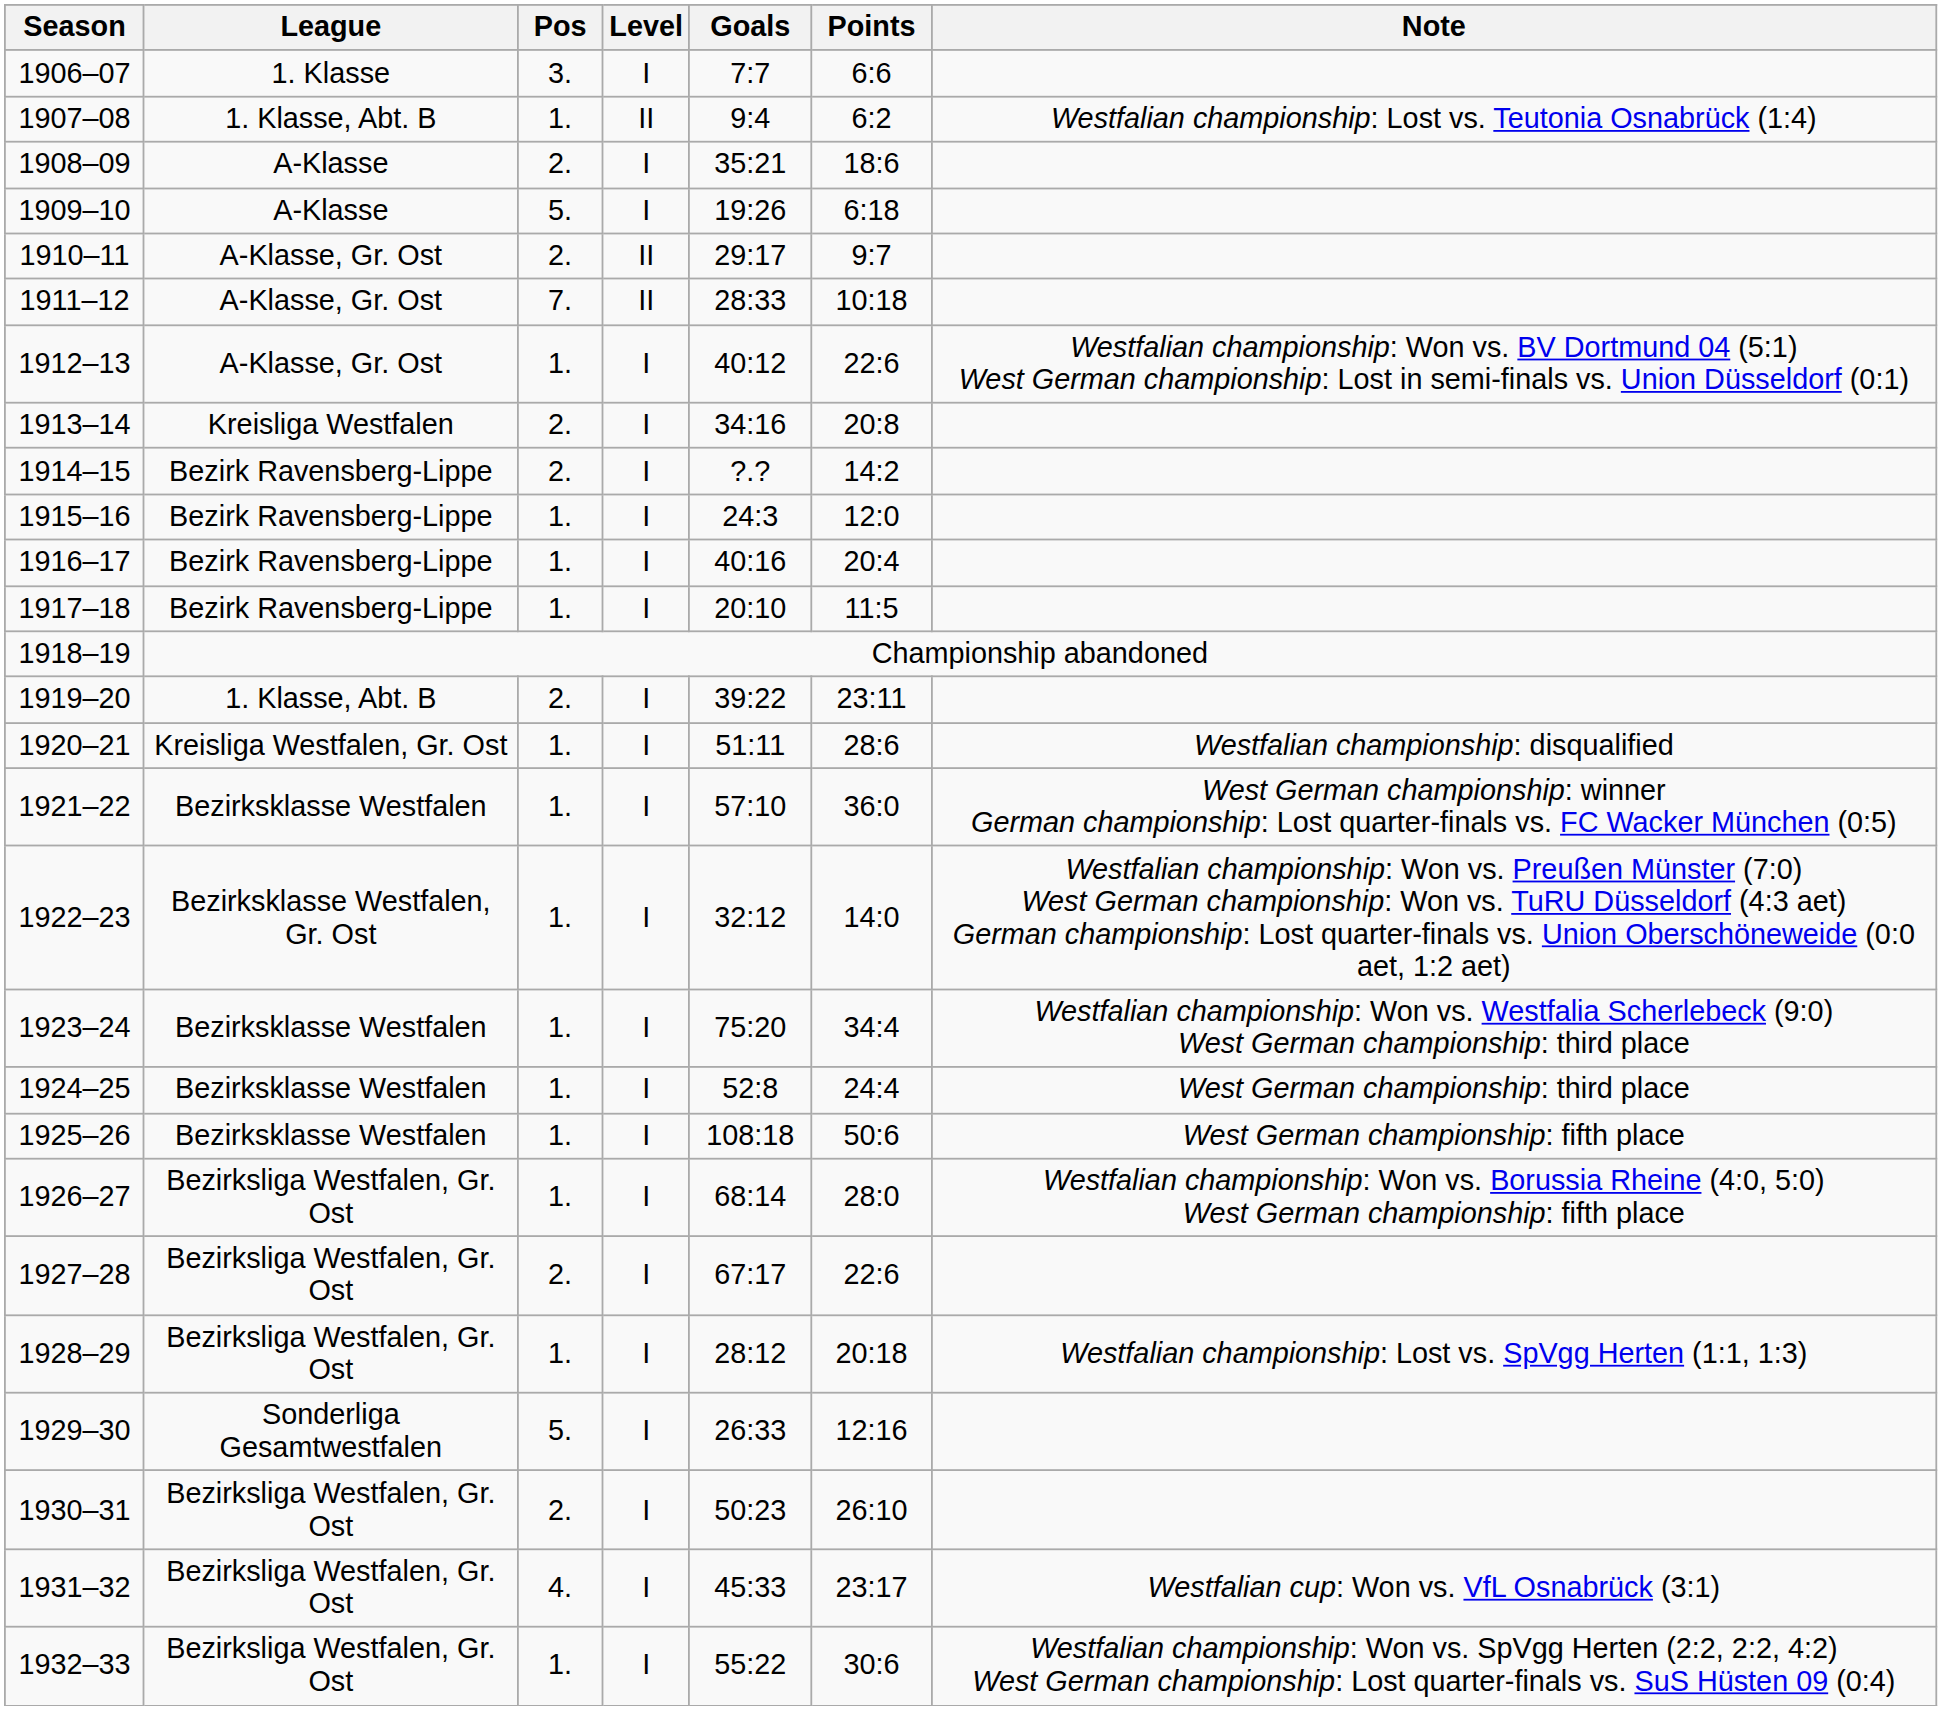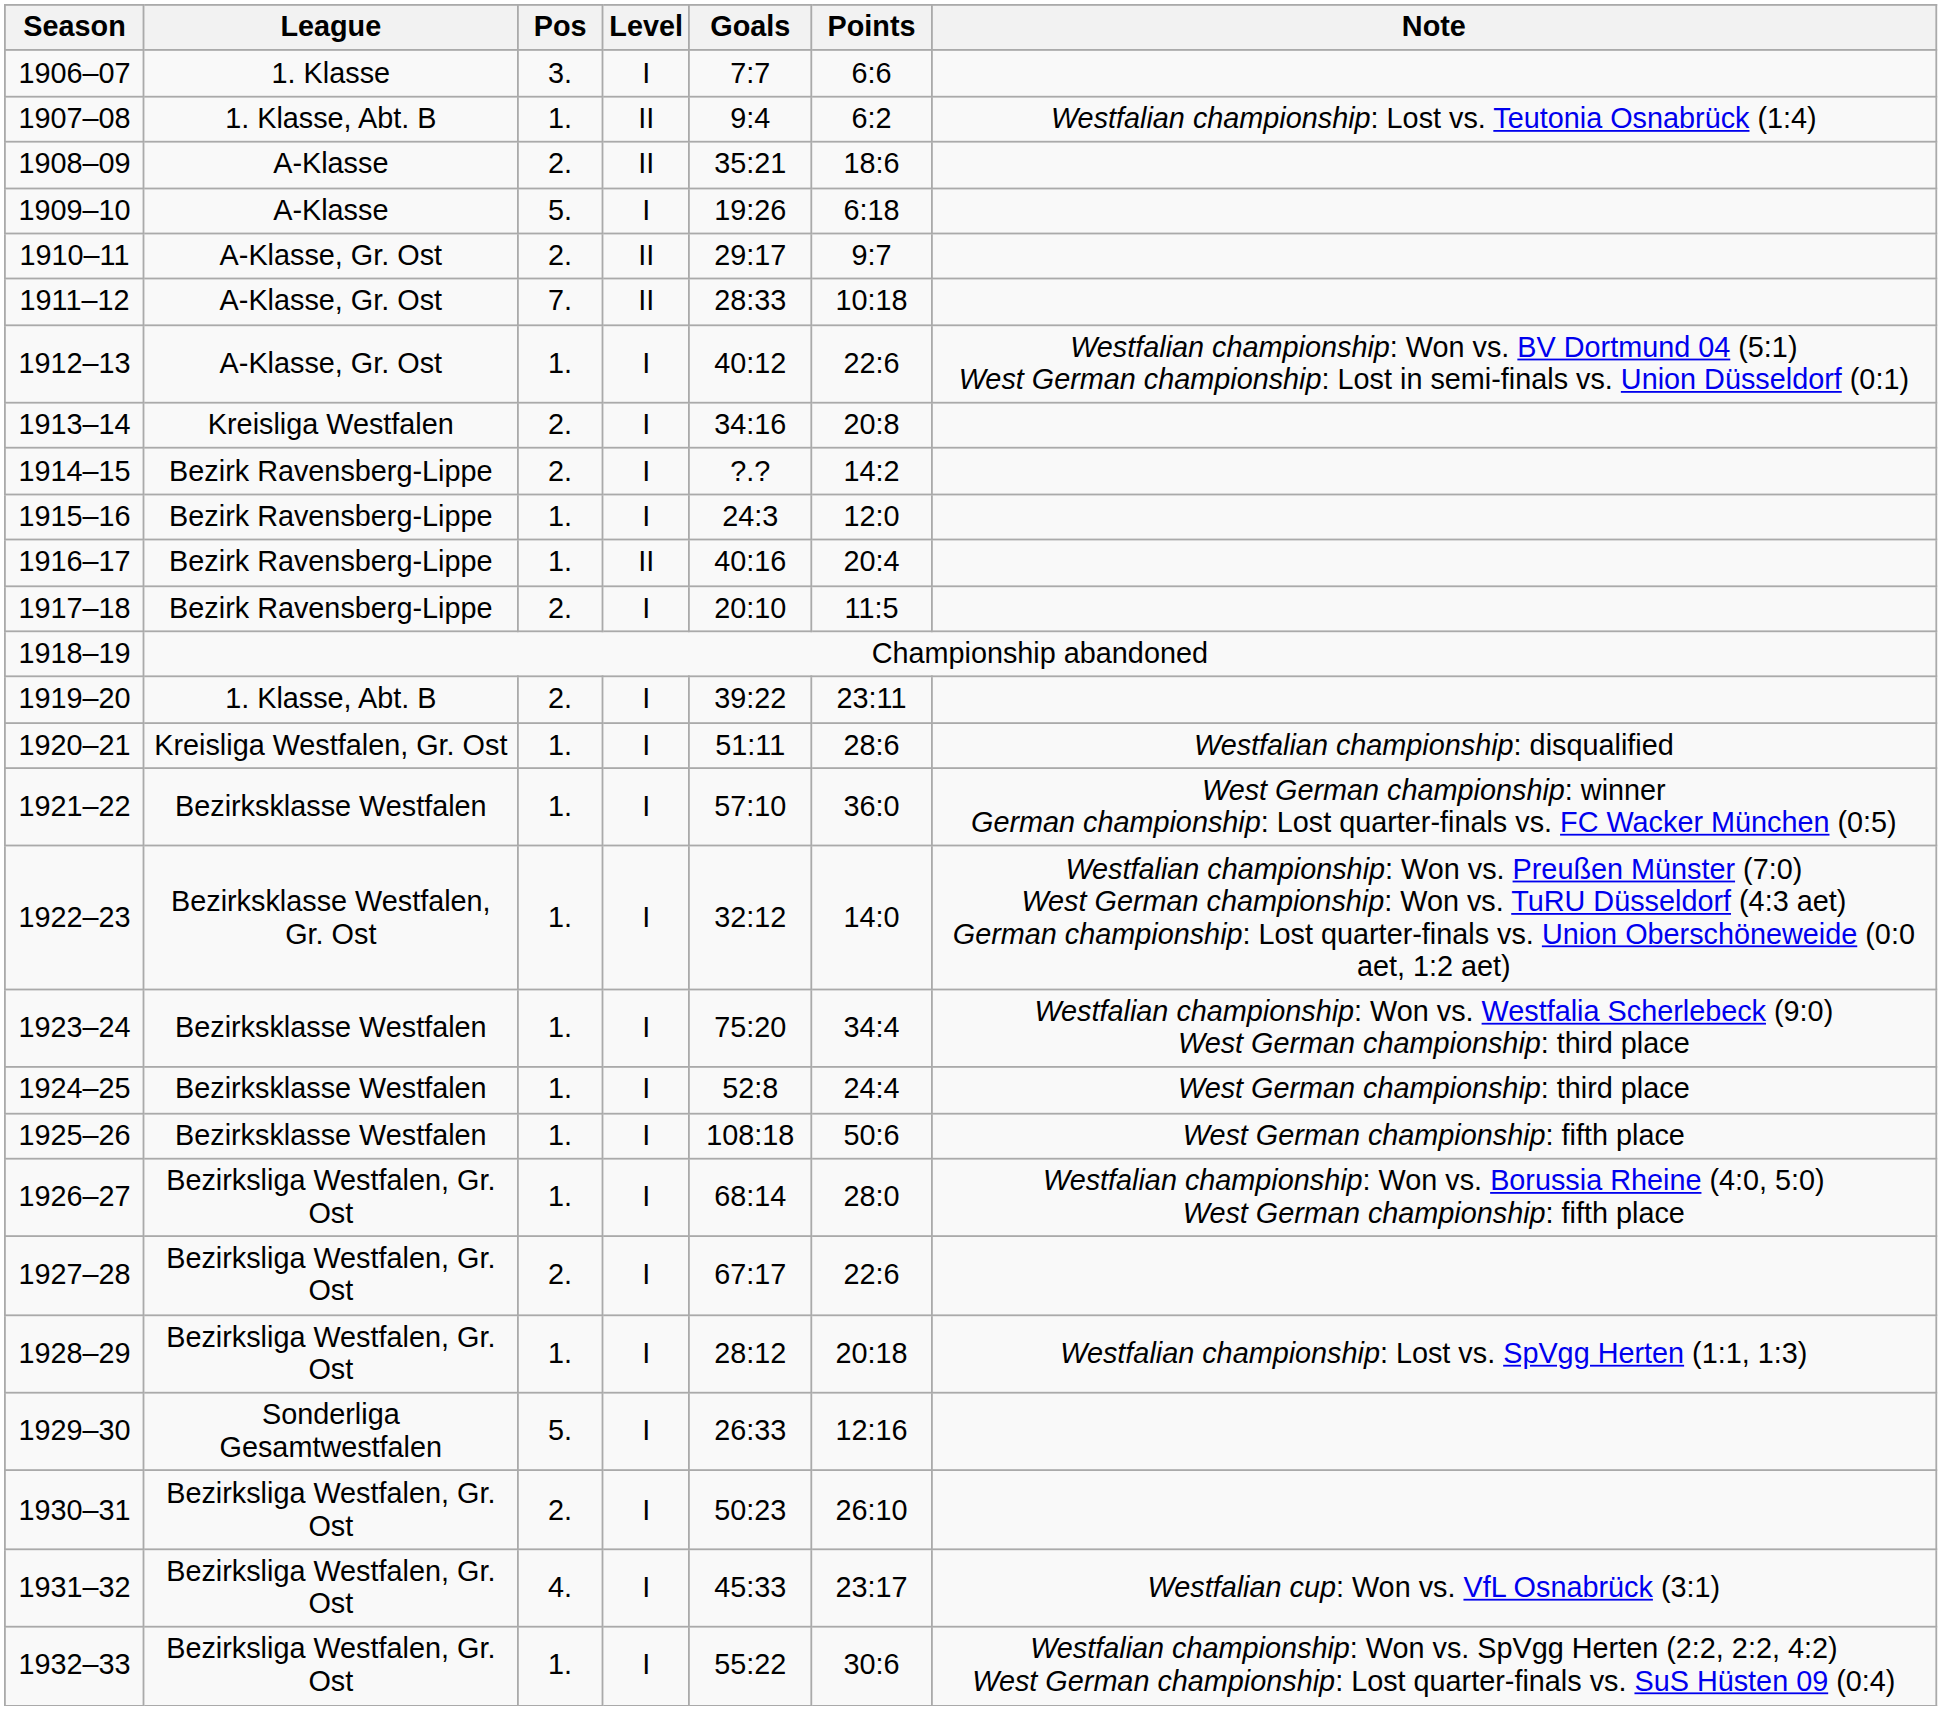(646, 164) I -> (646, 164) II
(646, 562) I -> (646, 562) II
(560, 607) 1. -> (560, 607) 2.
